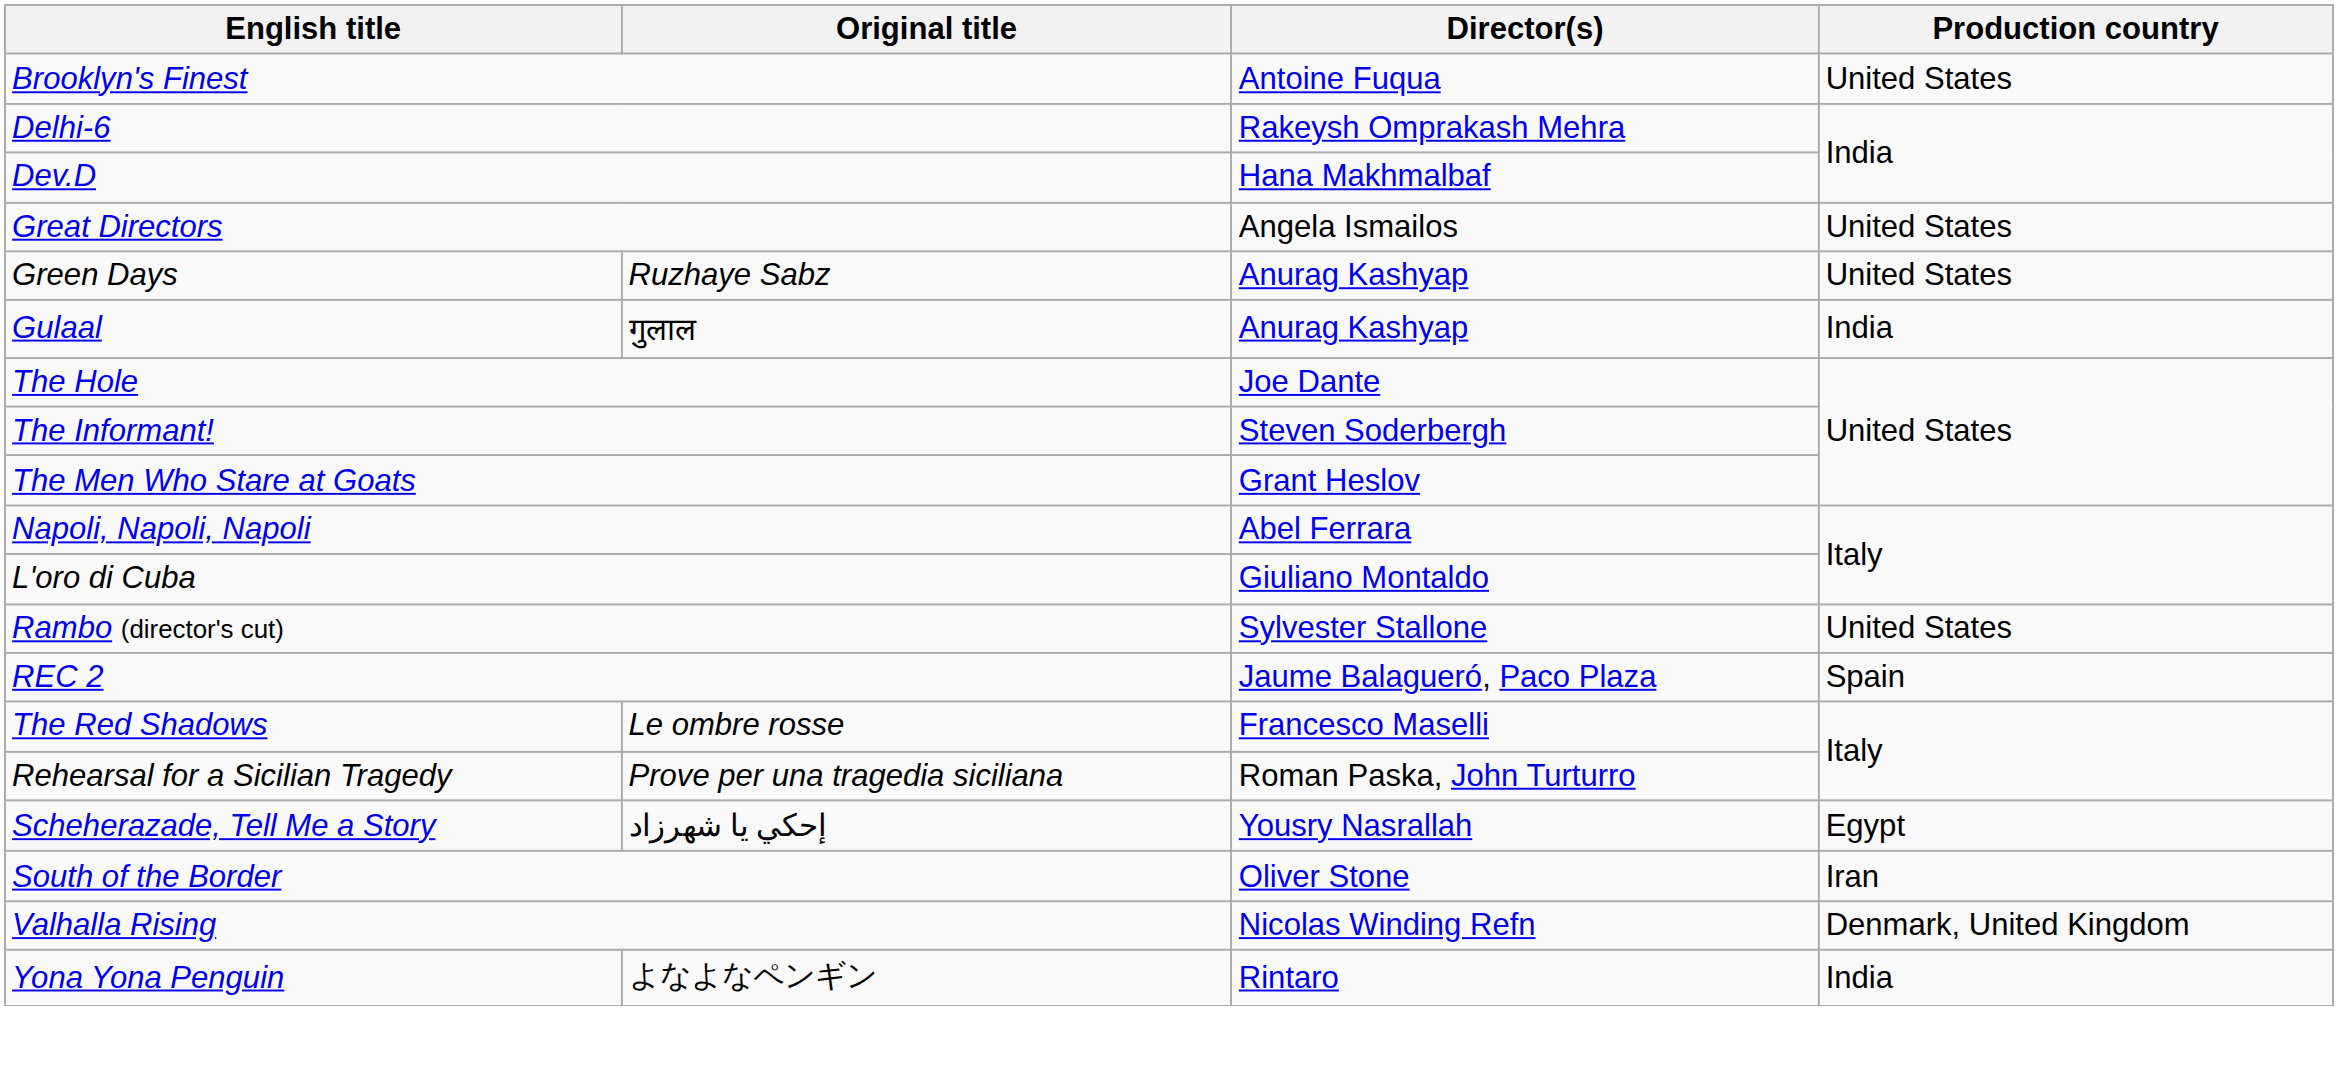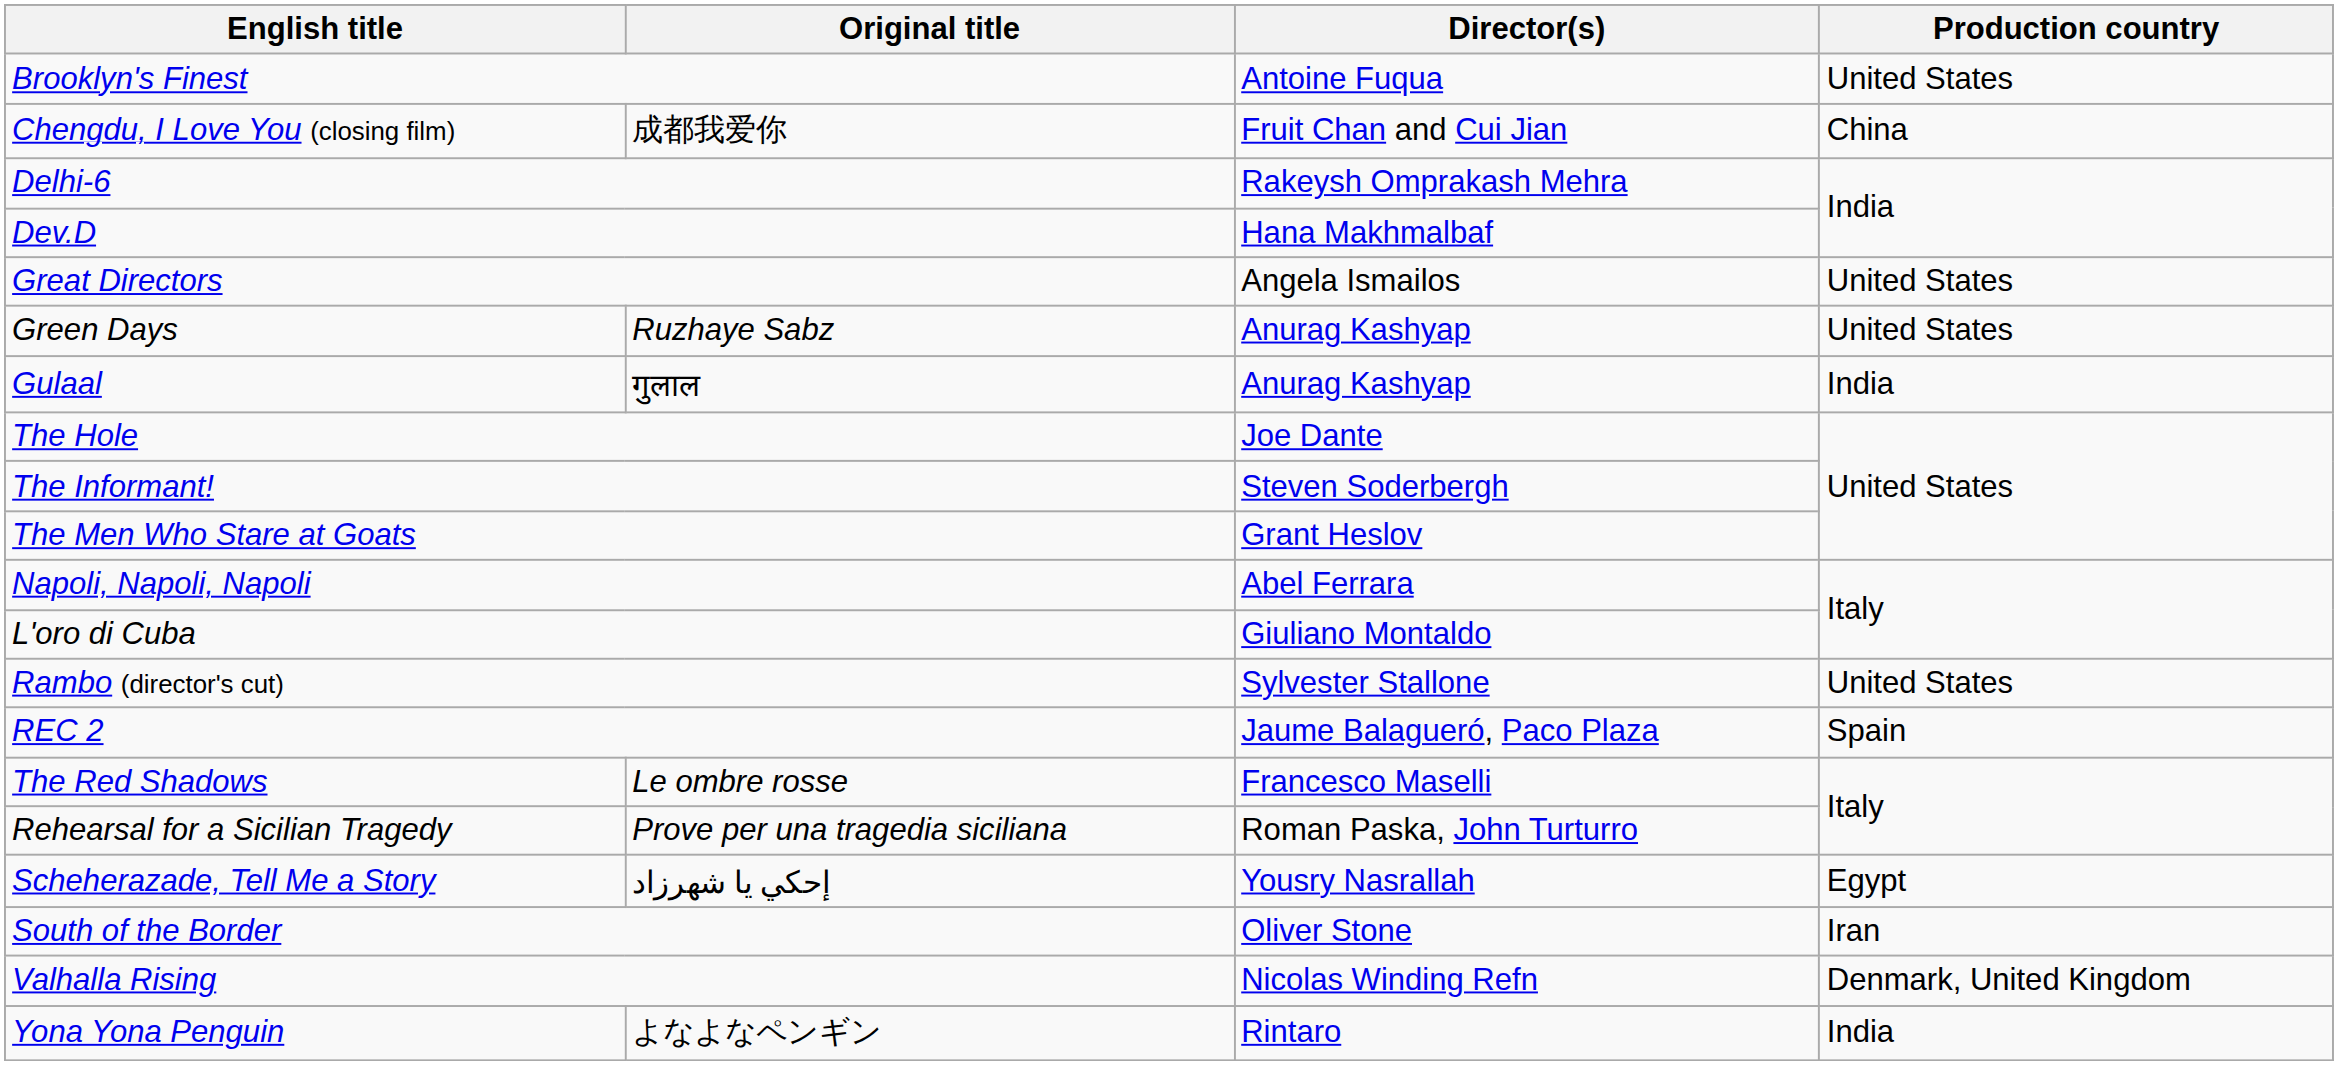+ row: (234, 130)
